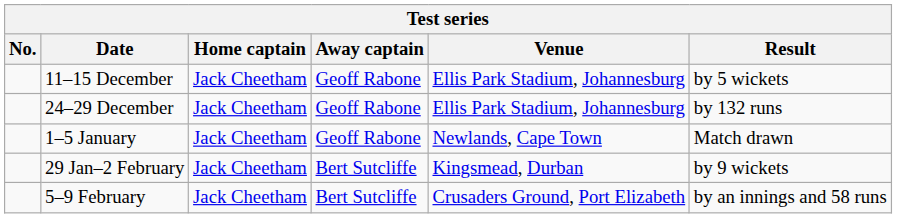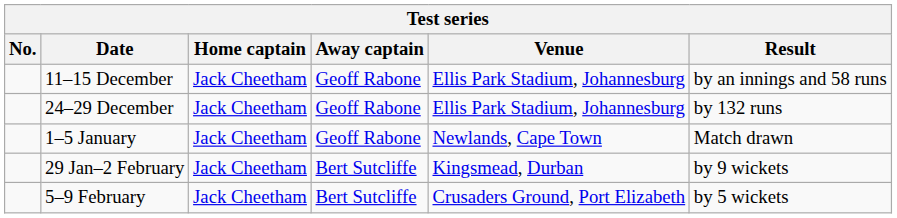(741, 78) by 5 wickets -> (790, 78) by an innings and 58 runs
(790, 197) by an innings and 58 runs -> (741, 197) by 5 wickets
